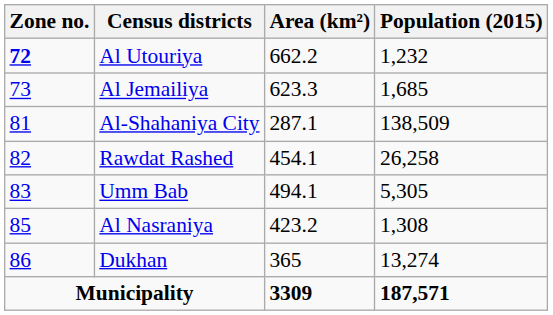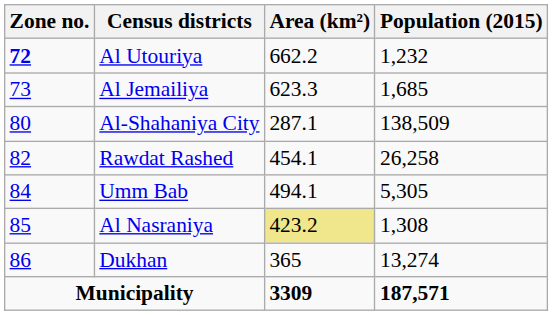(20, 123) 81 -> (20, 123) 80
(20, 191) 83 -> (20, 191) 84
(294, 225) no background -> (294, 225) khaki background
